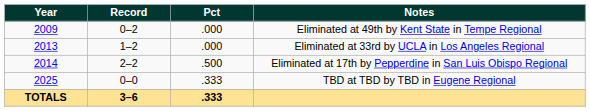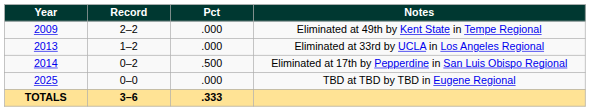(129, 30) 0–2 -> (129, 30) 2–2
(129, 64) 2–2 -> (129, 64) 0–2
(212, 81) .333 -> (212, 81) .000
